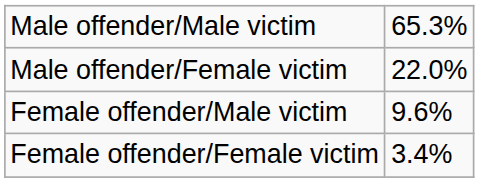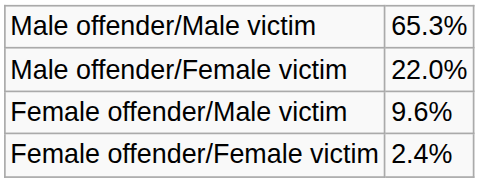(422, 154) 3.4% -> (422, 154) 2.4%
